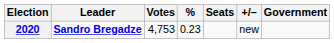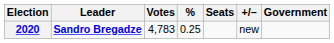(162, 30) 4,753 -> (162, 30) 4,783
(190, 30) 0.23 -> (190, 30) 0.25
